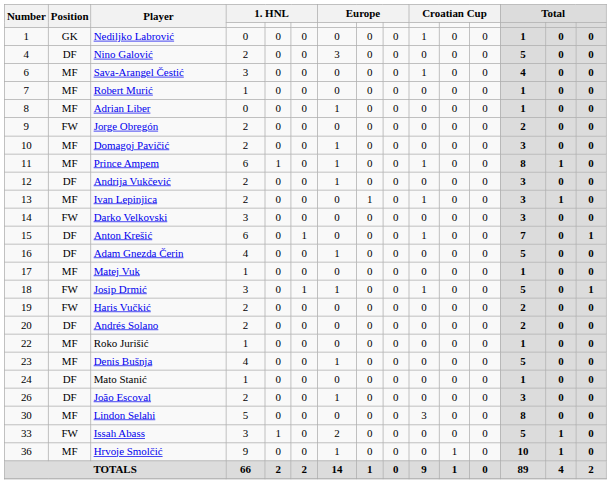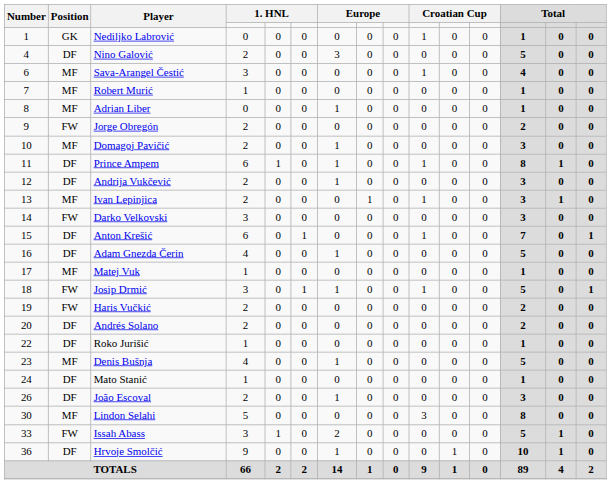(70, 163) MF -> (70, 163) DF
(70, 343) MF -> (70, 343) DF
(70, 451) MF -> (70, 451) DF
